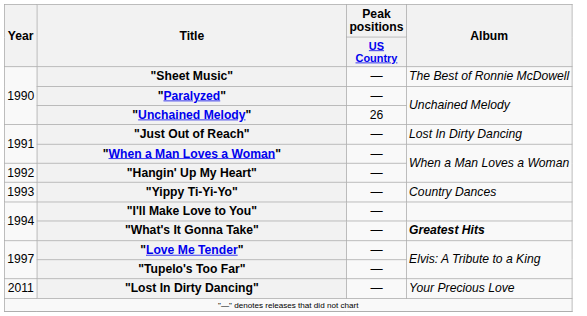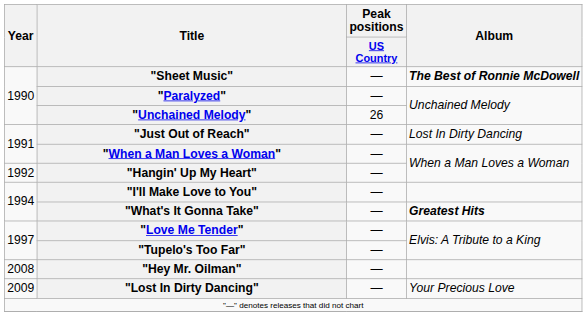(489, 76) normal -> (494, 76) bold
- row: (192, 192)
+ row: (192, 269)
(21, 288) 2011 -> (21, 288) 2009
